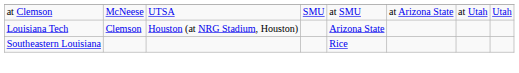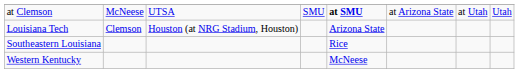(345, 12) normal -> (346, 12) bold
+ row: (44, 60)
